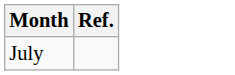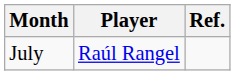+ column: (129, 20)
